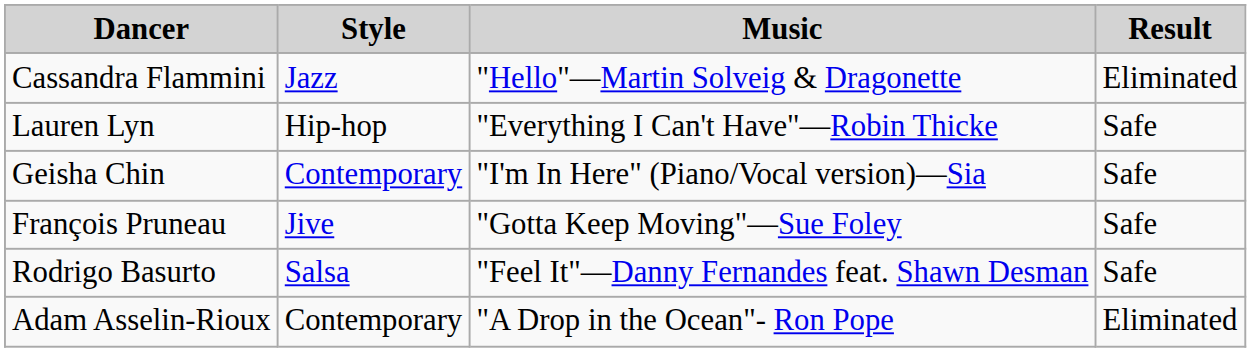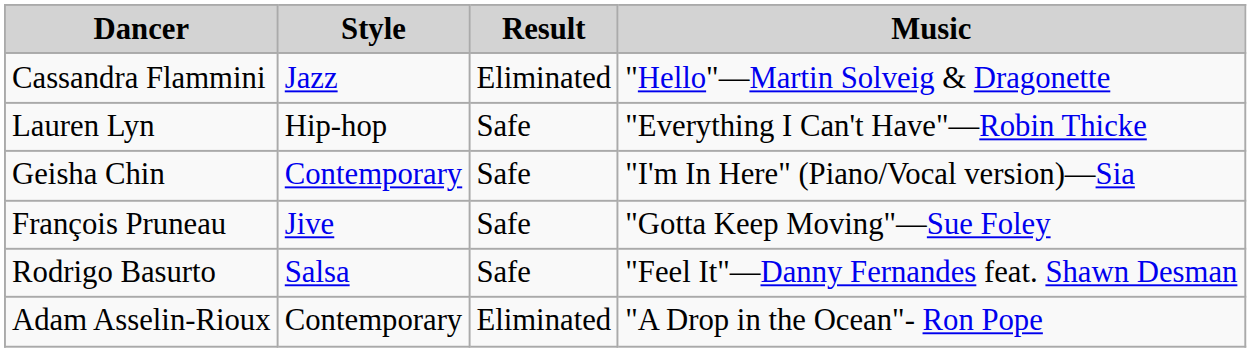columns swapped: (782, 28) <-> (1170, 28)
